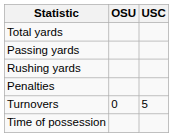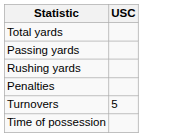- column: (124, 13)
